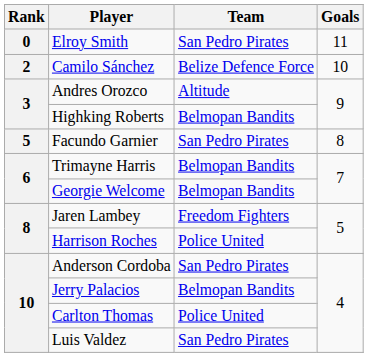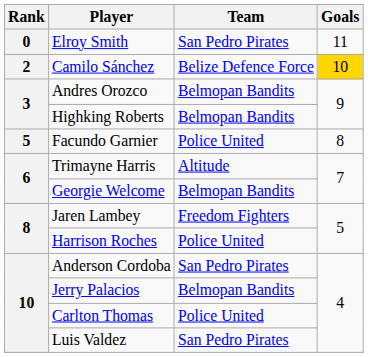(340, 66) no background -> (340, 66) gold background
(204, 91) Altitude -> (236, 91) Belmopan Bandits
(233, 141) San Pedro Pirates -> (221, 141) Police United
(236, 166) Belmopan Bandits -> (204, 166) Altitude
